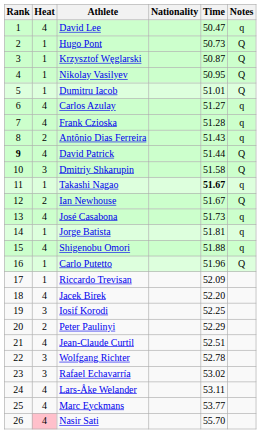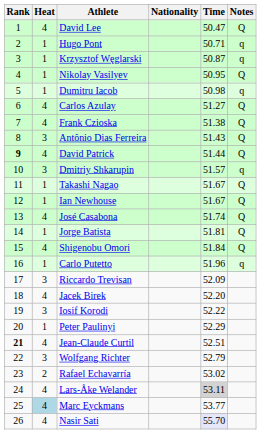(242, 28) q -> (242, 28) Q
(214, 43) 50.73 -> (214, 43) 50.71
(242, 43) Q -> (242, 43) q
(242, 59) Q -> (242, 59) q
(214, 91) 51.01 -> (214, 91) 50.98
(242, 91) Q -> (242, 91) q
(242, 106) q -> (242, 106) Q
(214, 122) 51.28 -> (214, 122) 51.38
(242, 122) q -> (242, 122) Q
(45, 138) 2 -> (45, 138) 3
(242, 138) q -> (242, 138) Q
(214, 169) 51.58 -> (214, 169) 51.57
(242, 169) Q -> (242, 169) q
(214, 185) bold -> (214, 185) normal
(242, 185) q -> (242, 185) Q
(45, 201) 2 -> (45, 201) 1
(214, 216) 51.73 -> (214, 216) 51.74
(242, 216) q -> (242, 216) Q
(242, 232) q -> (242, 232) Q
(214, 248) 51.88 -> (214, 248) 51.84
(242, 248) q -> (242, 248) Q
(242, 264) Q -> (242, 264) q
(45, 279) 1 -> (45, 279) 3
(214, 311) 52.25 -> (214, 311) 52.22
(45, 327) 2 -> (45, 327) 1
(18, 342) normal -> (18, 342) bold
(214, 358) 52.78 -> (214, 358) 52.79
(45, 374) 3 -> (45, 374) 2
(214, 389) no background -> (214, 389) lightgrey background
(45, 405) no background -> (45, 405) lightblue background
(45, 421) pink background -> (45, 421) no background
(214, 421) no background -> (214, 421) lavender background
